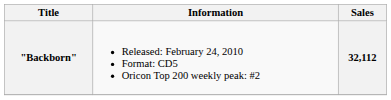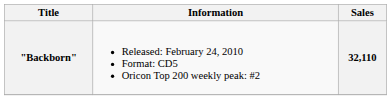(362, 58) 32,112 -> (362, 58) 32,110
